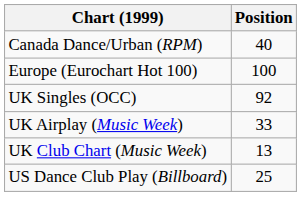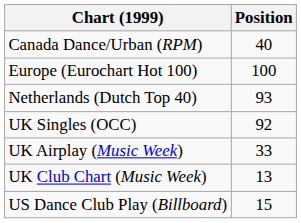+ row: (103, 97)
(264, 177) 25 -> (264, 204) 15
